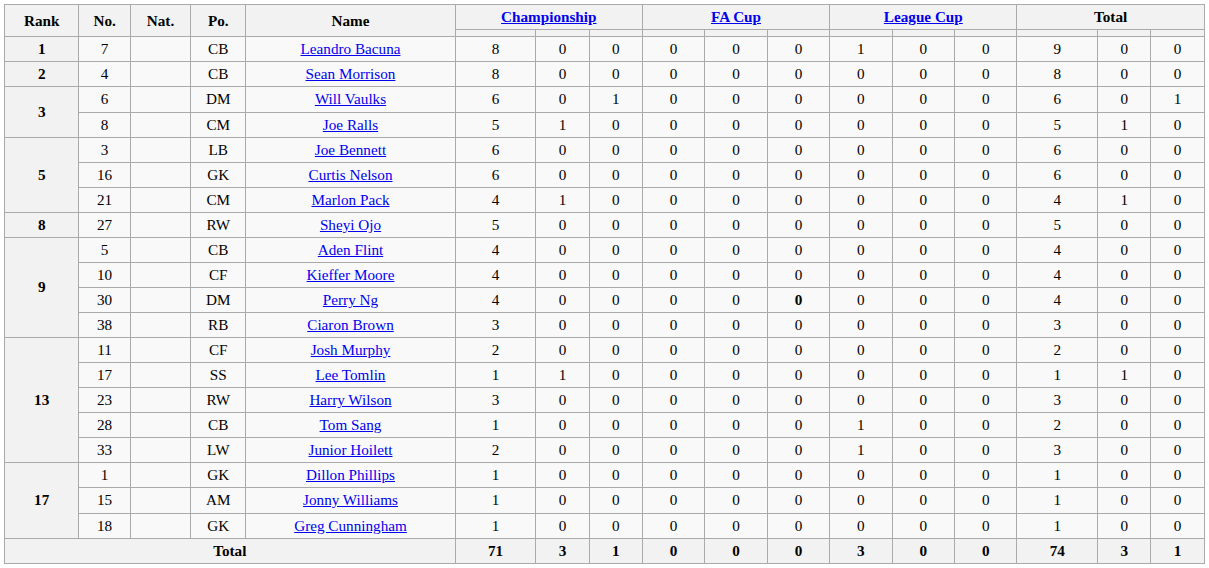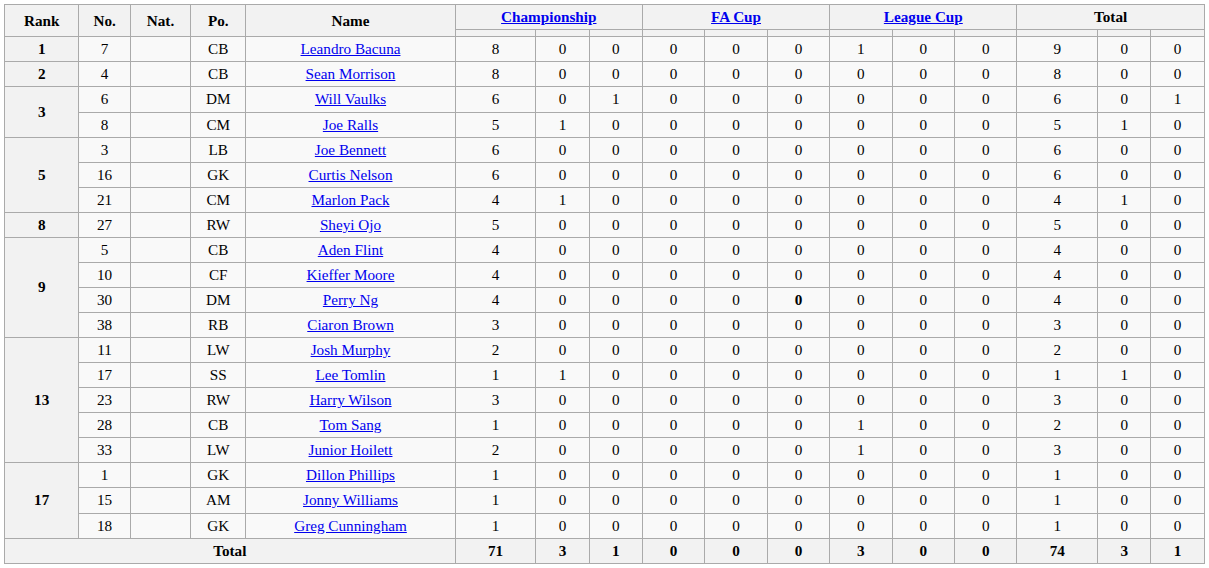(218, 350) CF -> (218, 350) LW
